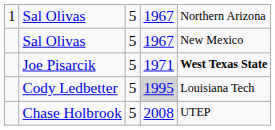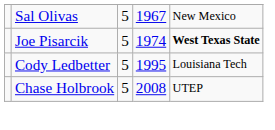- row: (12, 16)
(159, 64) 1971 -> (151, 40) 1974
(159, 88) lightgrey background -> (151, 64) no background
